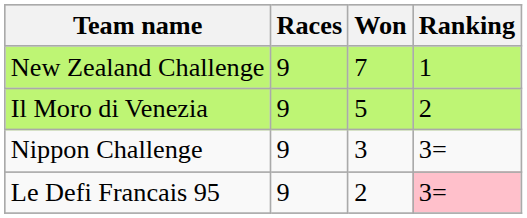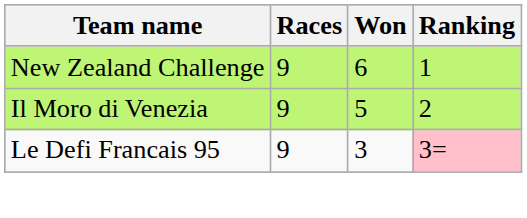(361, 66) 7 -> (361, 66) 6
- row: (107, 150)
(361, 191) 2 -> (361, 150) 3
